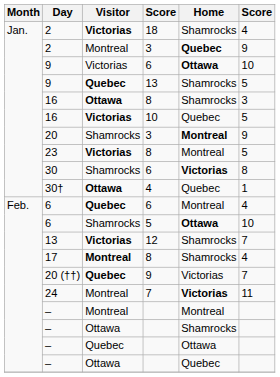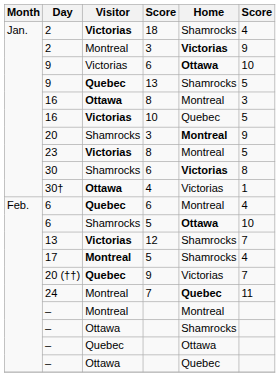(201, 48) Quebec -> (204, 48) Victorias
(209, 100) Shamrocks -> (203, 100) Montreal
(201, 188) Quebec -> (202, 188) Victorias
(149, 258) 8 -> (149, 258) 5
(204, 293) Victorias -> (201, 293) Quebec
